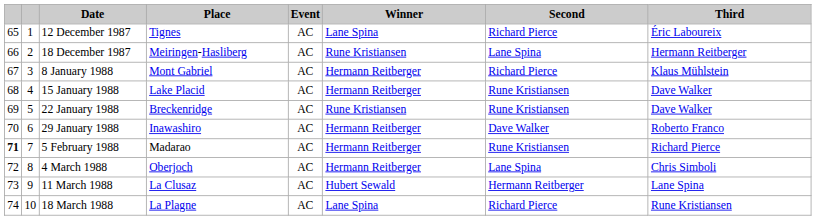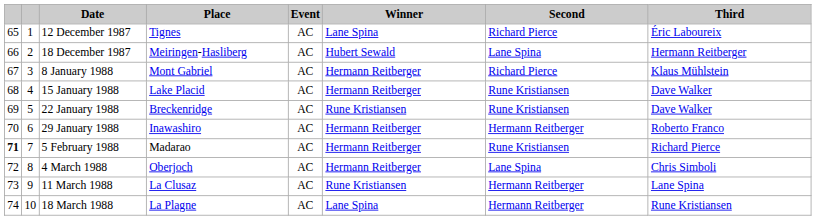(366, 52) Rune Kristiansen -> (360, 52) Hubert Sewald
(519, 128) Dave Walker -> (536, 128) Hermann Reitberger
(360, 185) Hubert Sewald -> (366, 185) Rune Kristiansen
(523, 205) Richard Pierce -> (536, 205) Hermann Reitberger
